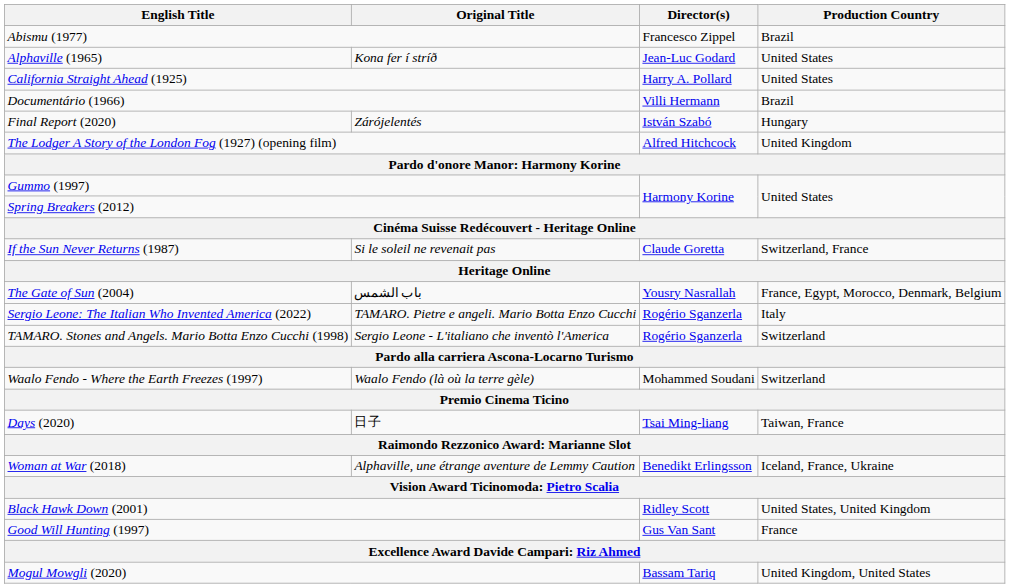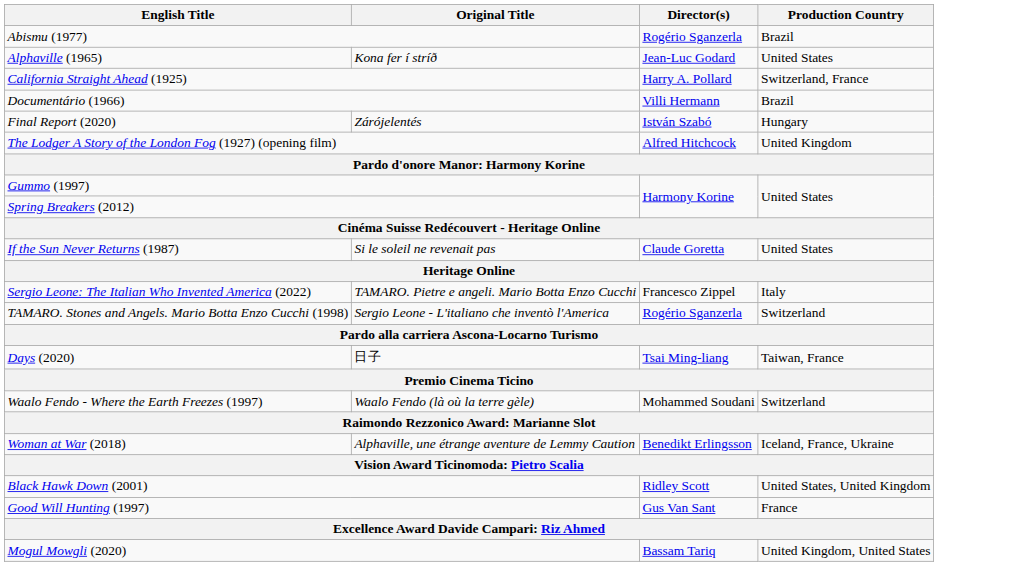(689, 36) Francesco Zippel -> (692, 36) Rogério Sganzerla
(797, 79) United States -> (815, 79) Switzerland, France
(815, 249) Switzerland, France -> (797, 249) United States
- row: (71, 292)
(692, 314) Rogério Sganzerla -> (689, 292) Francesco Zippel
rows swapped: (41, 422) <-> (135, 378)
